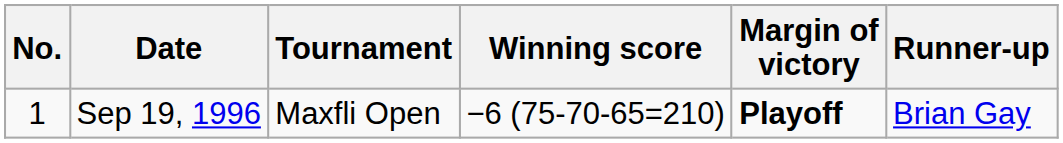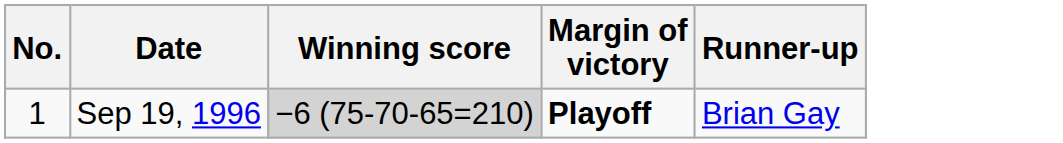- column: (364, 47)
(596, 114) no background -> (405, 114) lightgrey background
